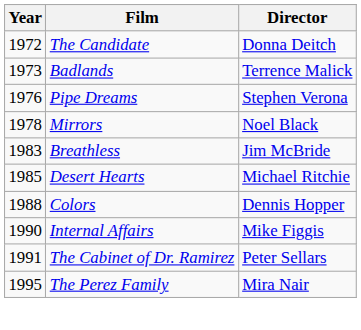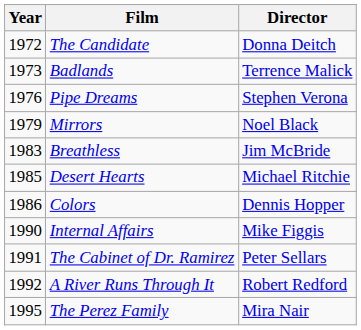(25, 124) 1978 -> (25, 124) 1979
(25, 204) 1988 -> (25, 204) 1986
+ row: (132, 284)
